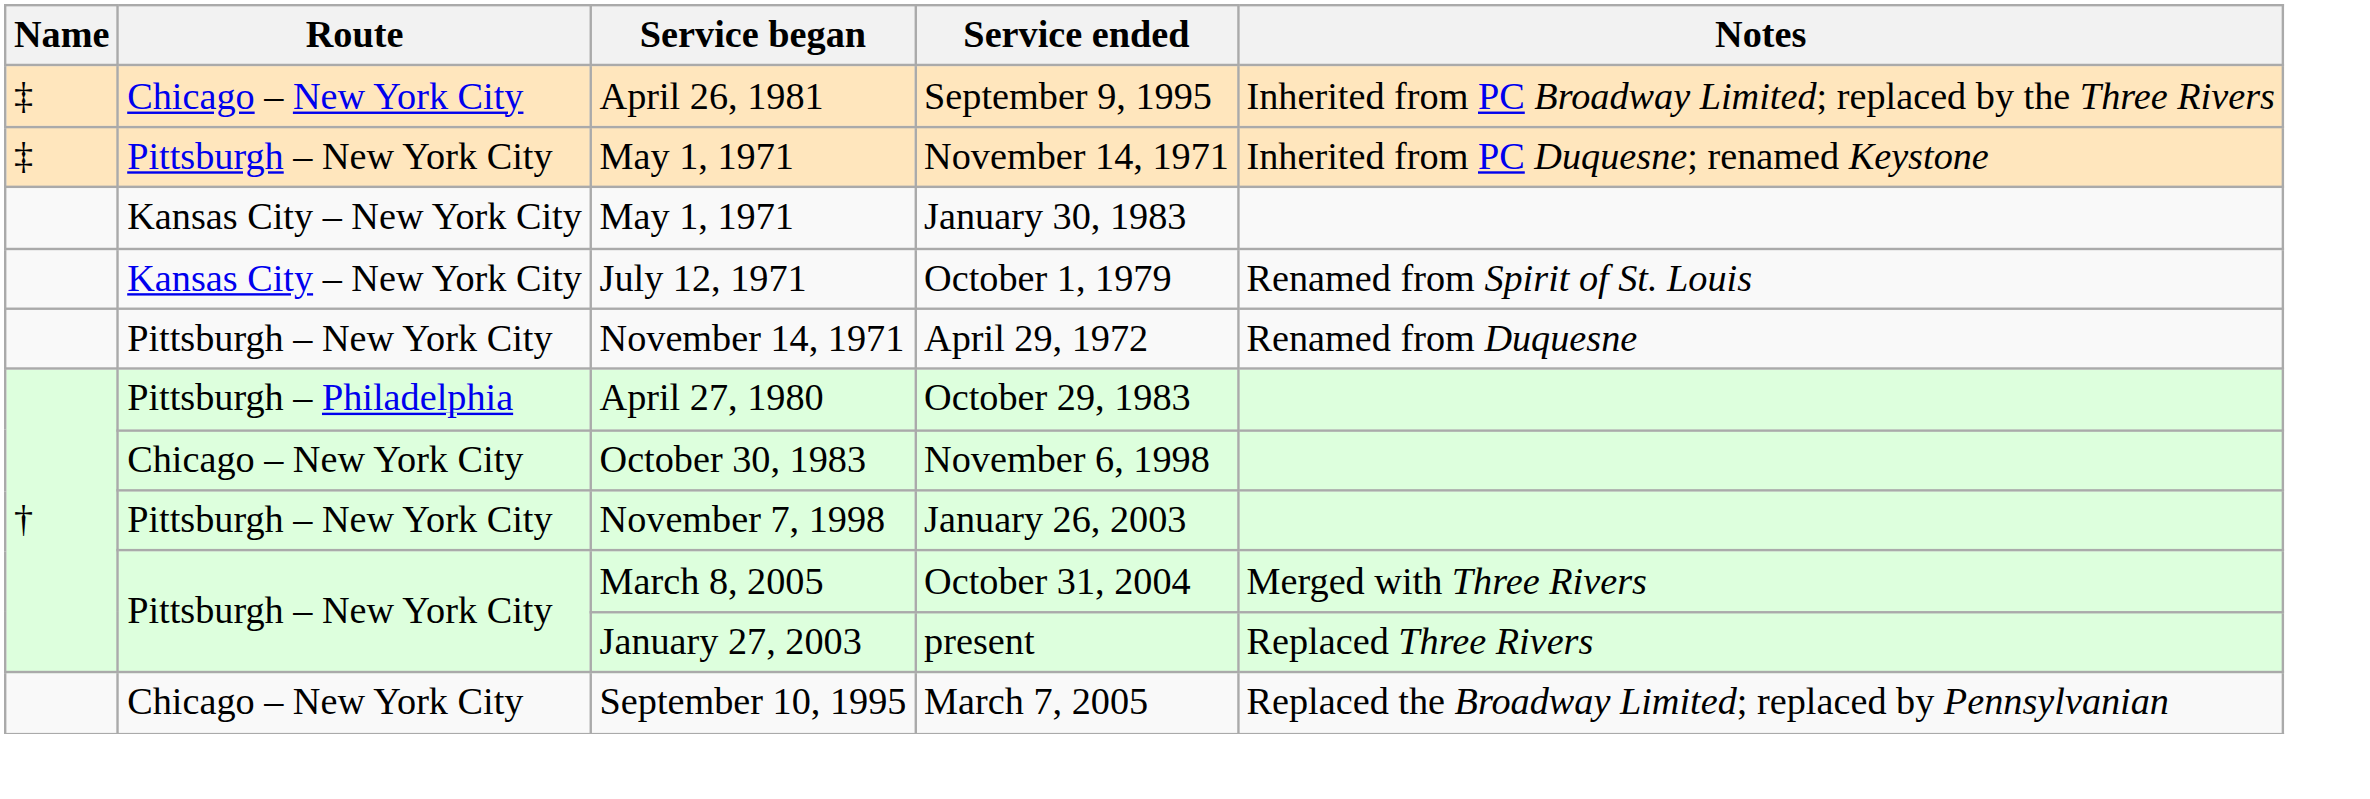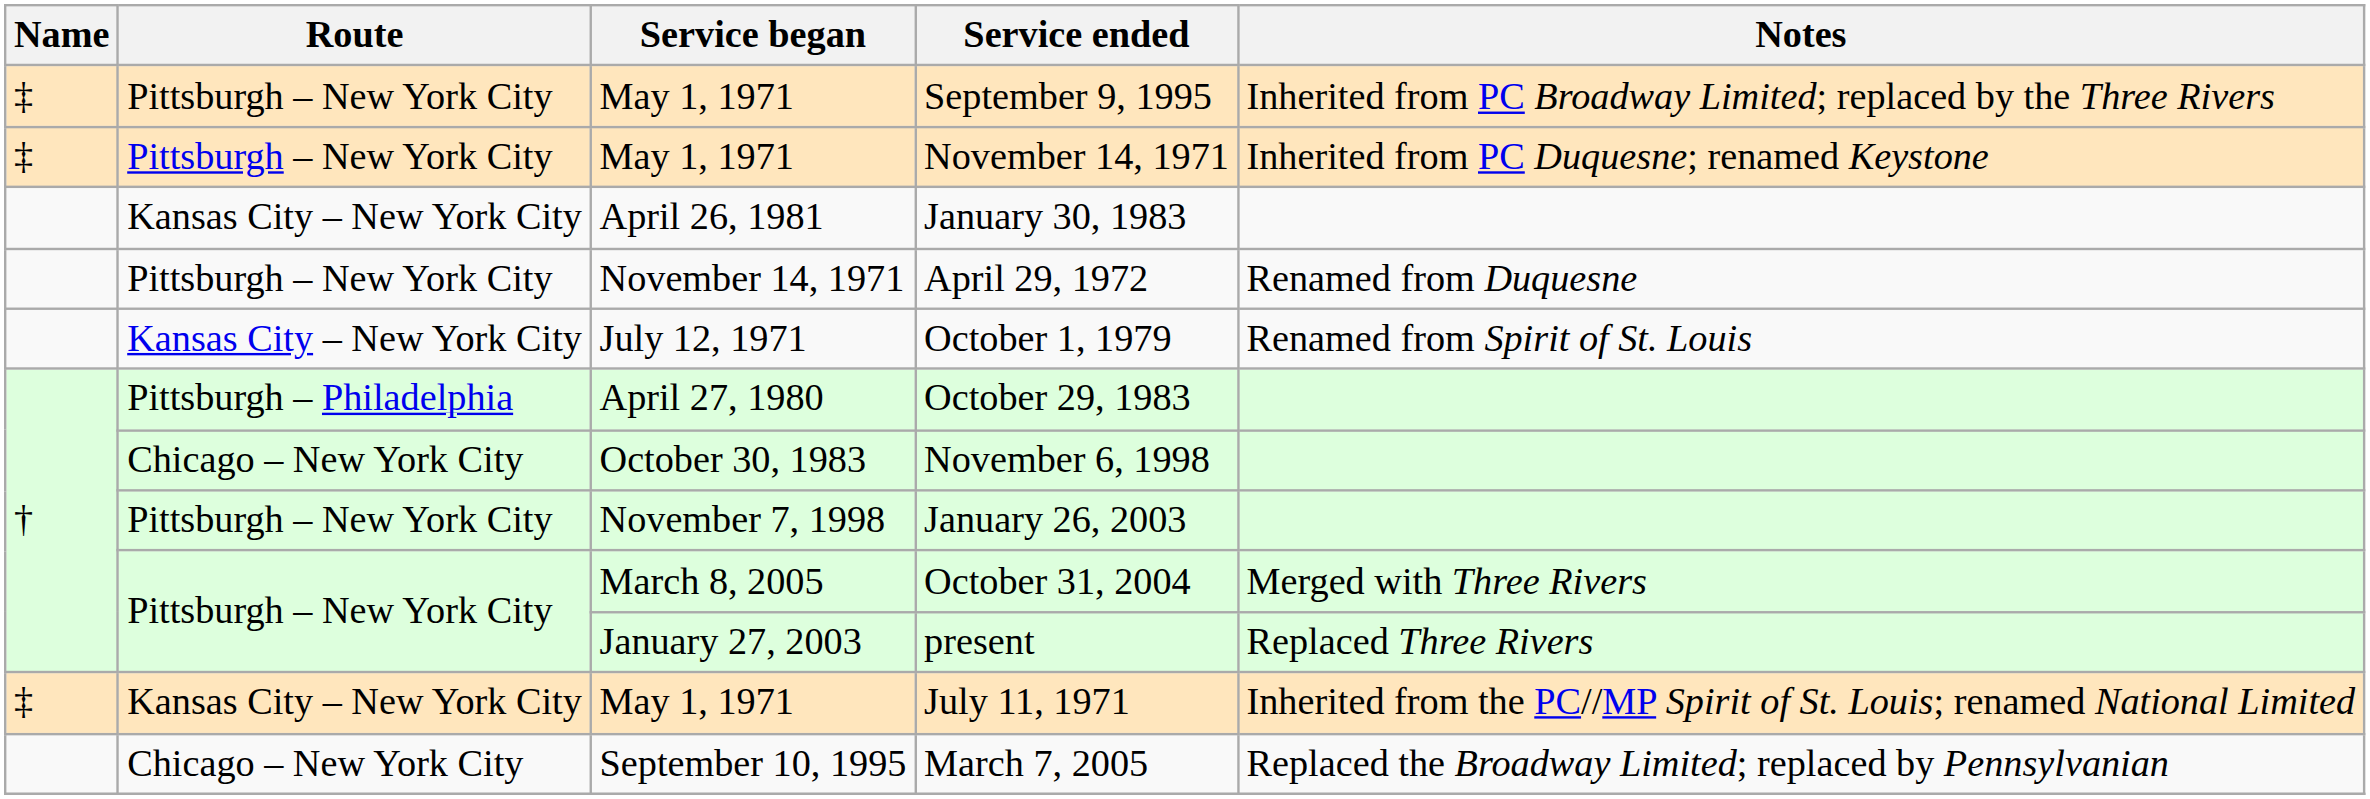(325, 95) Chicago – New York City -> (340, 95) Pittsburgh – New York City
(712, 95) April 26, 1981 -> (697, 95) May 1, 1971
(697, 216) May 1, 1971 -> (712, 216) April 26, 1981
rows swapped: (1036, 338) <-> (1048, 277)
+ row: (1027, 701)
